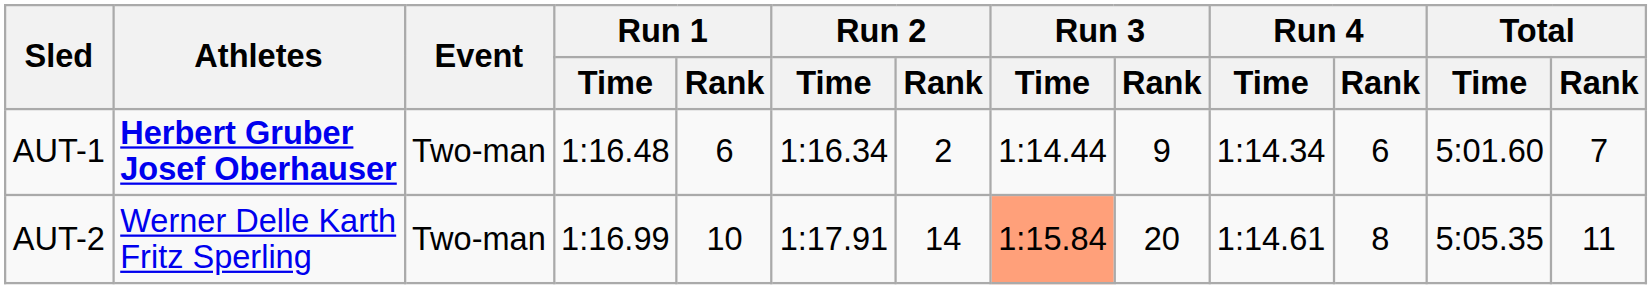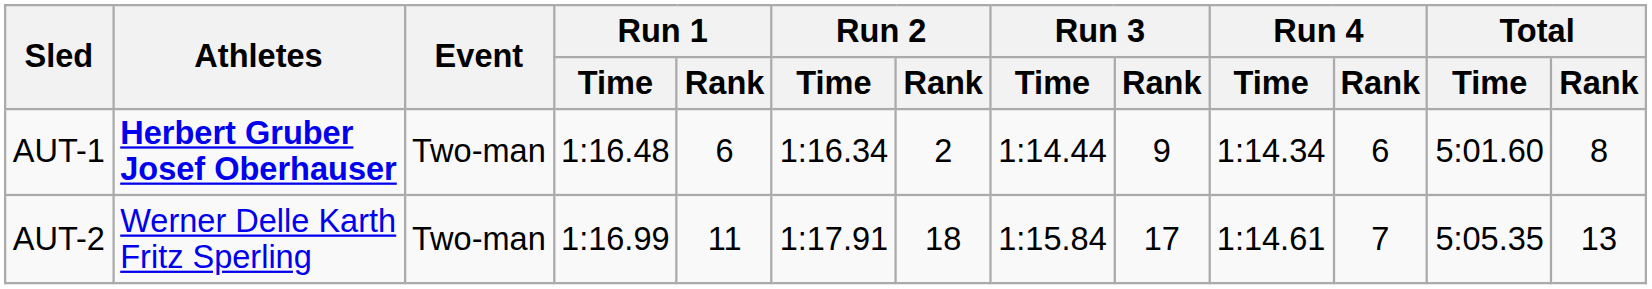(1599, 152) 7 -> (1599, 152) 8
(725, 240) 10 -> (725, 240) 11
(943, 240) 14 -> (943, 240) 18
(1052, 240) lightsalmon background -> (1052, 240) no background
(1162, 240) 20 -> (1162, 240) 17
(1380, 240) 8 -> (1380, 240) 7
(1599, 240) 11 -> (1599, 240) 13
